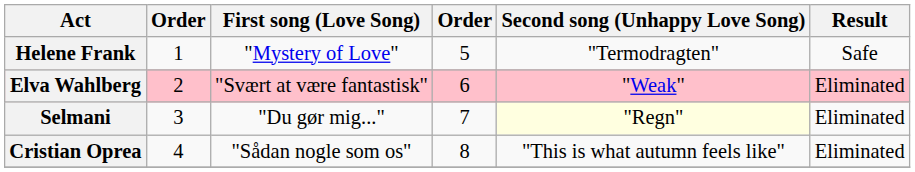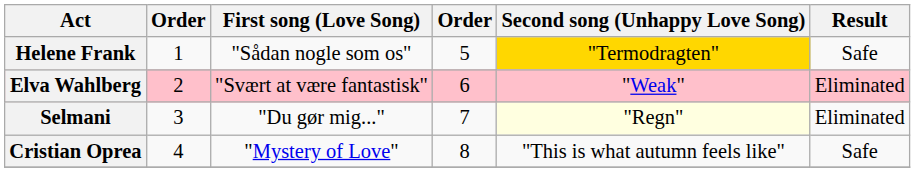(321, 53) "Mystery of Love" -> (321, 53) "Sådan nogle som os"
(653, 53) no background -> (653, 53) gold background
(321, 150) "Sådan nogle som os" -> (321, 150) "Mystery of Love"
(860, 150) Eliminated -> (860, 150) Safe
